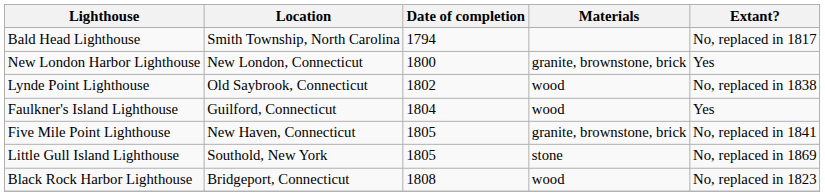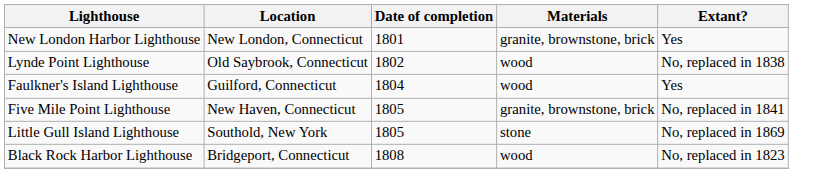- row: (74, 39)
(421, 62) 1800 -> (389, 39) 1801
